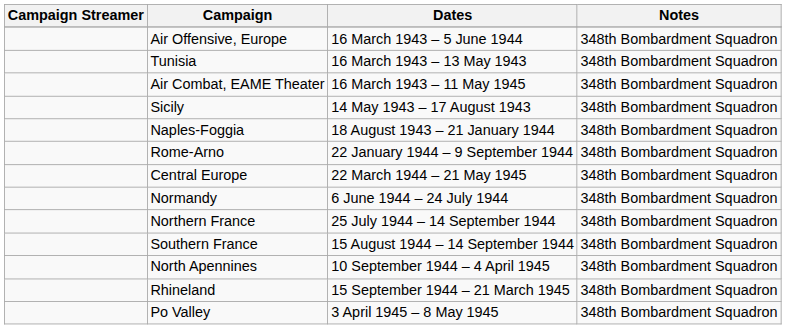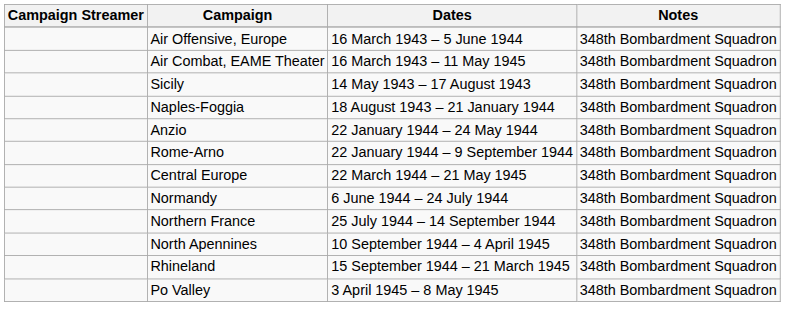- row: (173, 61)
+ row: (168, 130)
- row: (204, 244)
